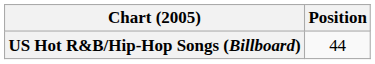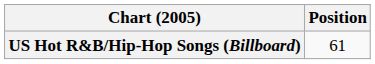(338, 44) 44 -> (338, 44) 61
